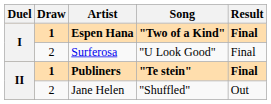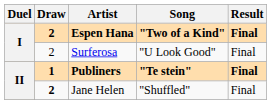(51, 33) 1 -> (51, 33) 2
(51, 90) normal -> (51, 90) bold
(240, 90) Out -> (243, 90) Final
